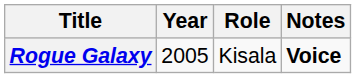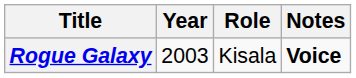(185, 55) 2005 -> (185, 55) 2003
